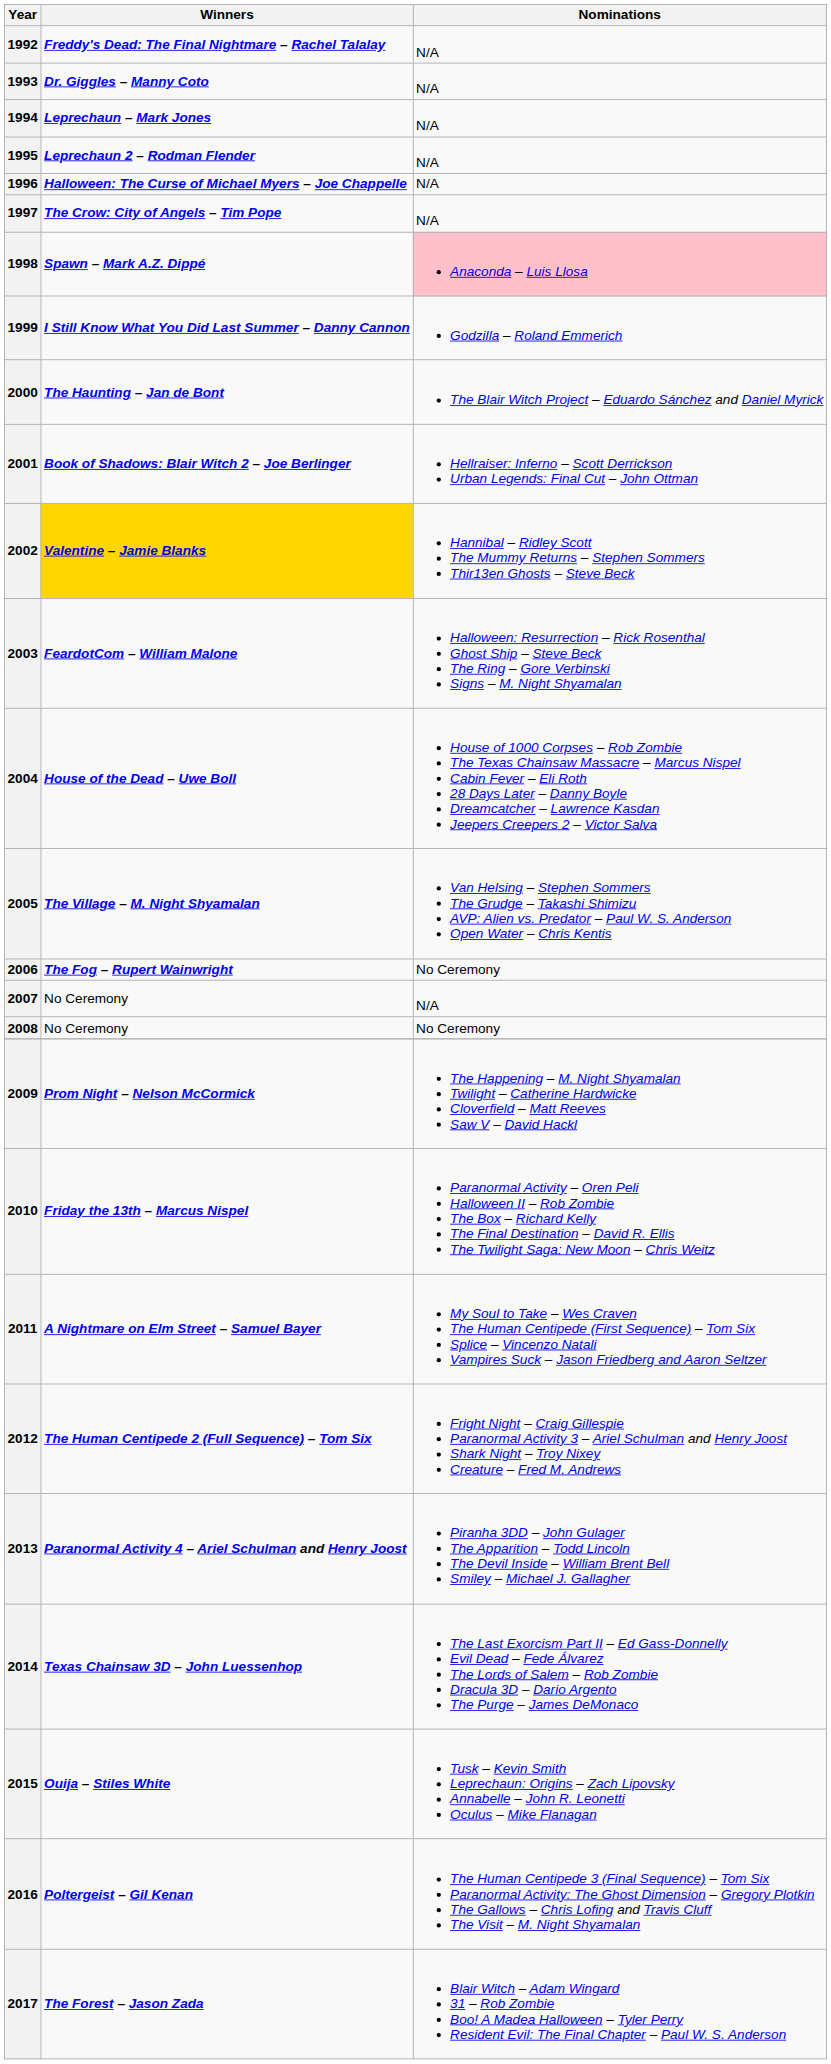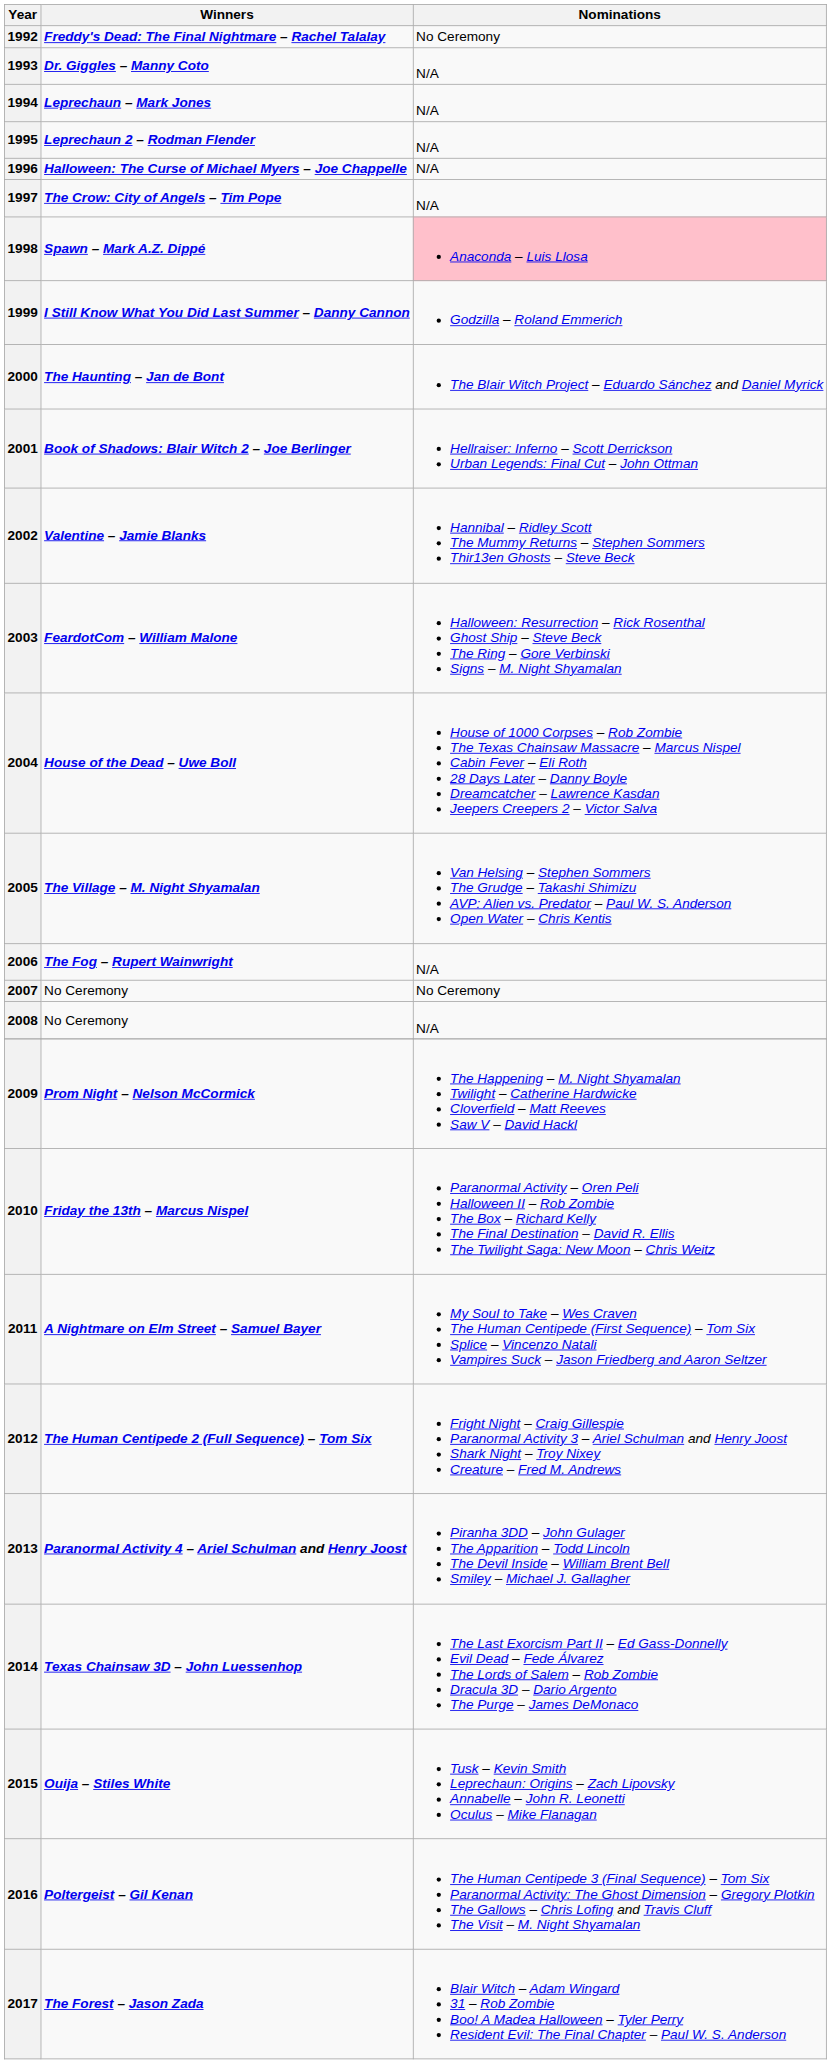(427, 52) N/A -> (458, 36) No Ceremony
(125, 550) gold background -> (125, 535) no background
(458, 969) No Ceremony -> (427, 969) N/A
(427, 1006) N/A -> (458, 991) No Ceremony
(458, 1027) No Ceremony -> (427, 1027) N/A
